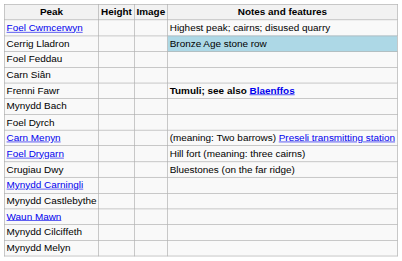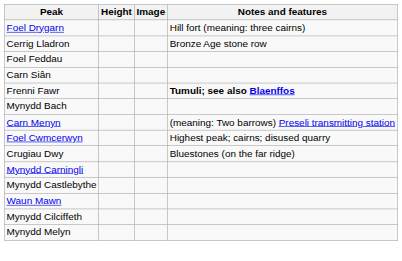rows swapped: (45, 28) <-> (35, 153)
(218, 43) lightblue background -> (218, 43) no background
- row: (31, 122)
